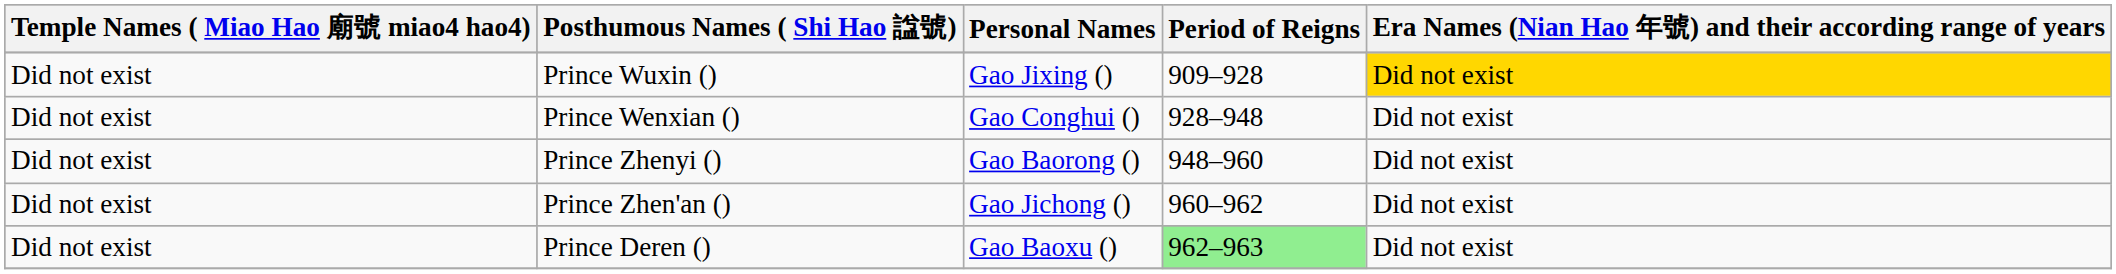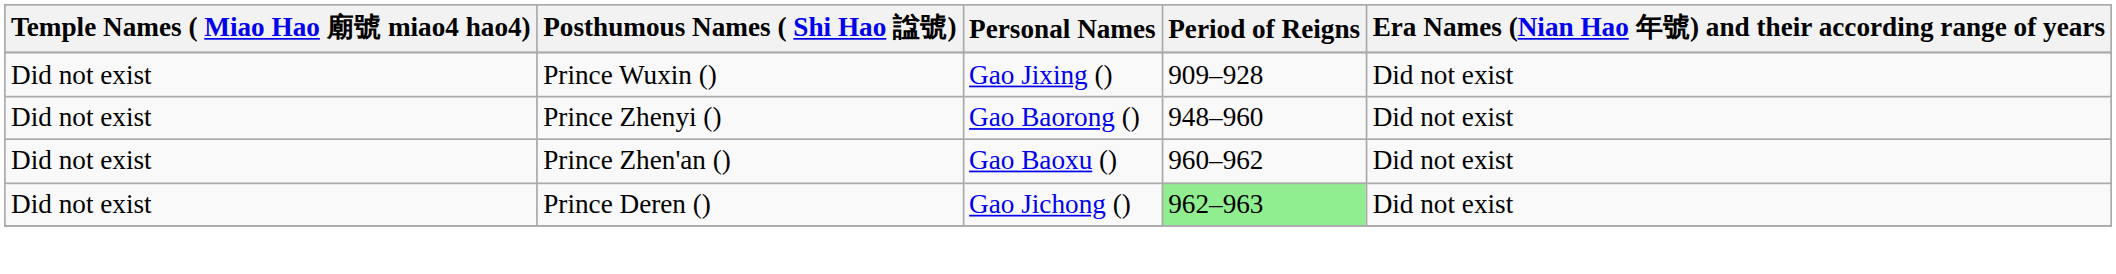(1443, 74) gold background -> (1443, 74) no background
- row: (642, 117)
(1050, 203) Gao Jichong () -> (1043, 160) Gao Baoxu ()
(1043, 246) Gao Baoxu () -> (1050, 203) Gao Jichong ()
